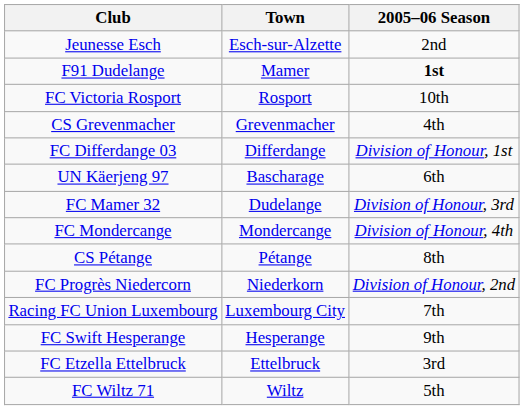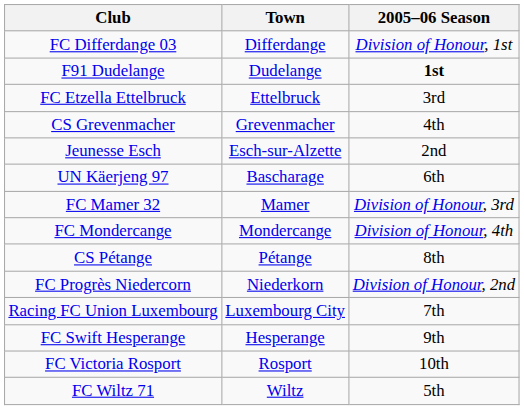rows swapped: (113, 151) <-> (113, 44)
(285, 71) Mamer -> (285, 71) Dudelange
rows swapped: (113, 364) <-> (113, 97)
(285, 204) Dudelange -> (285, 204) Mamer
